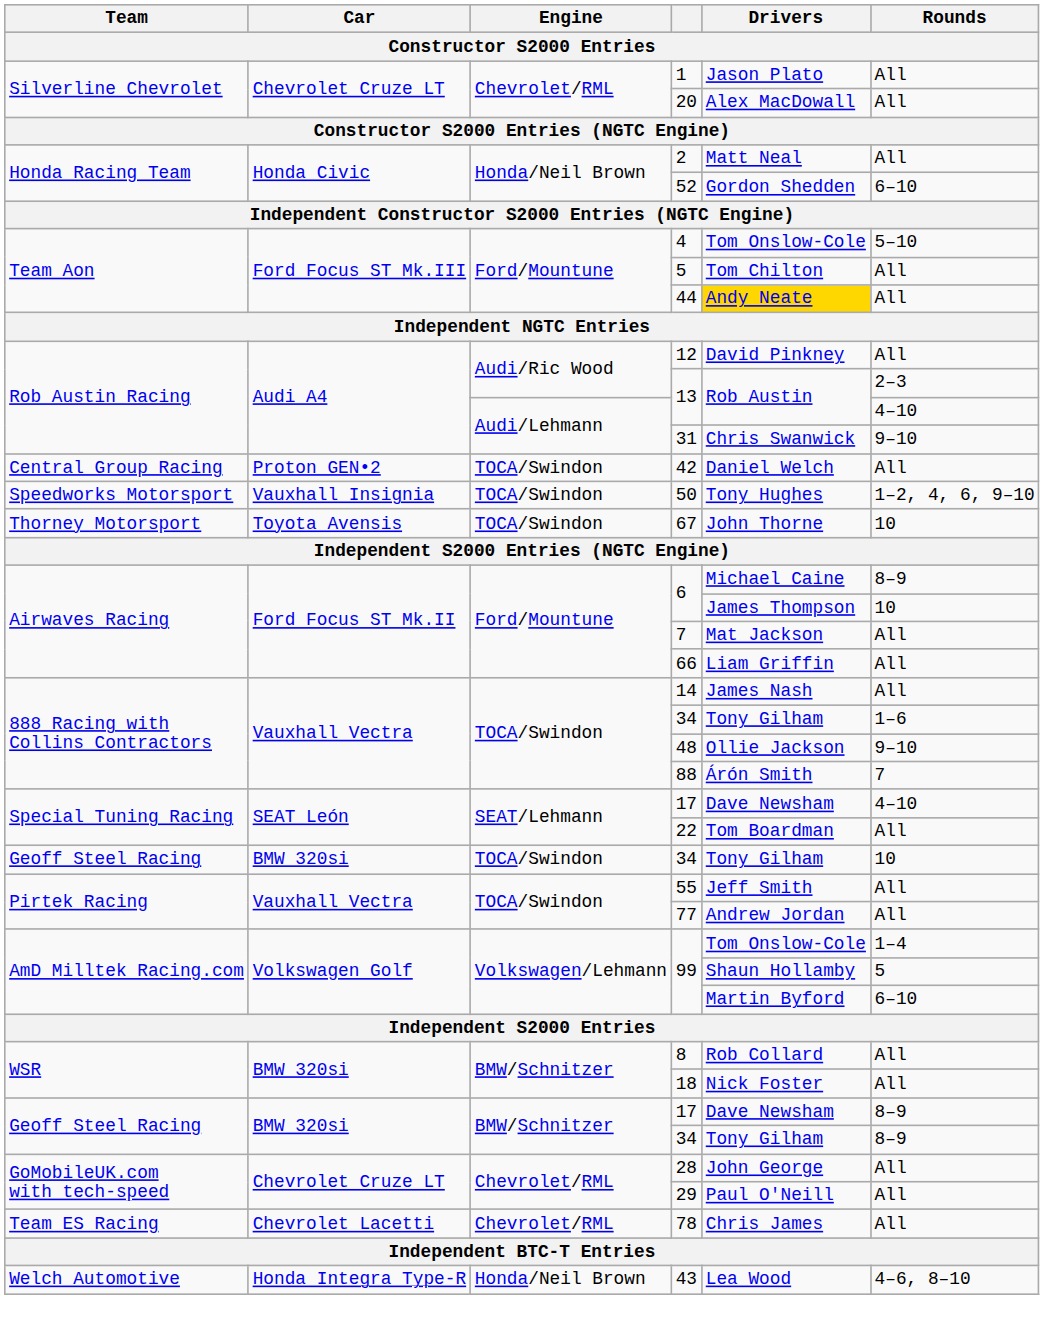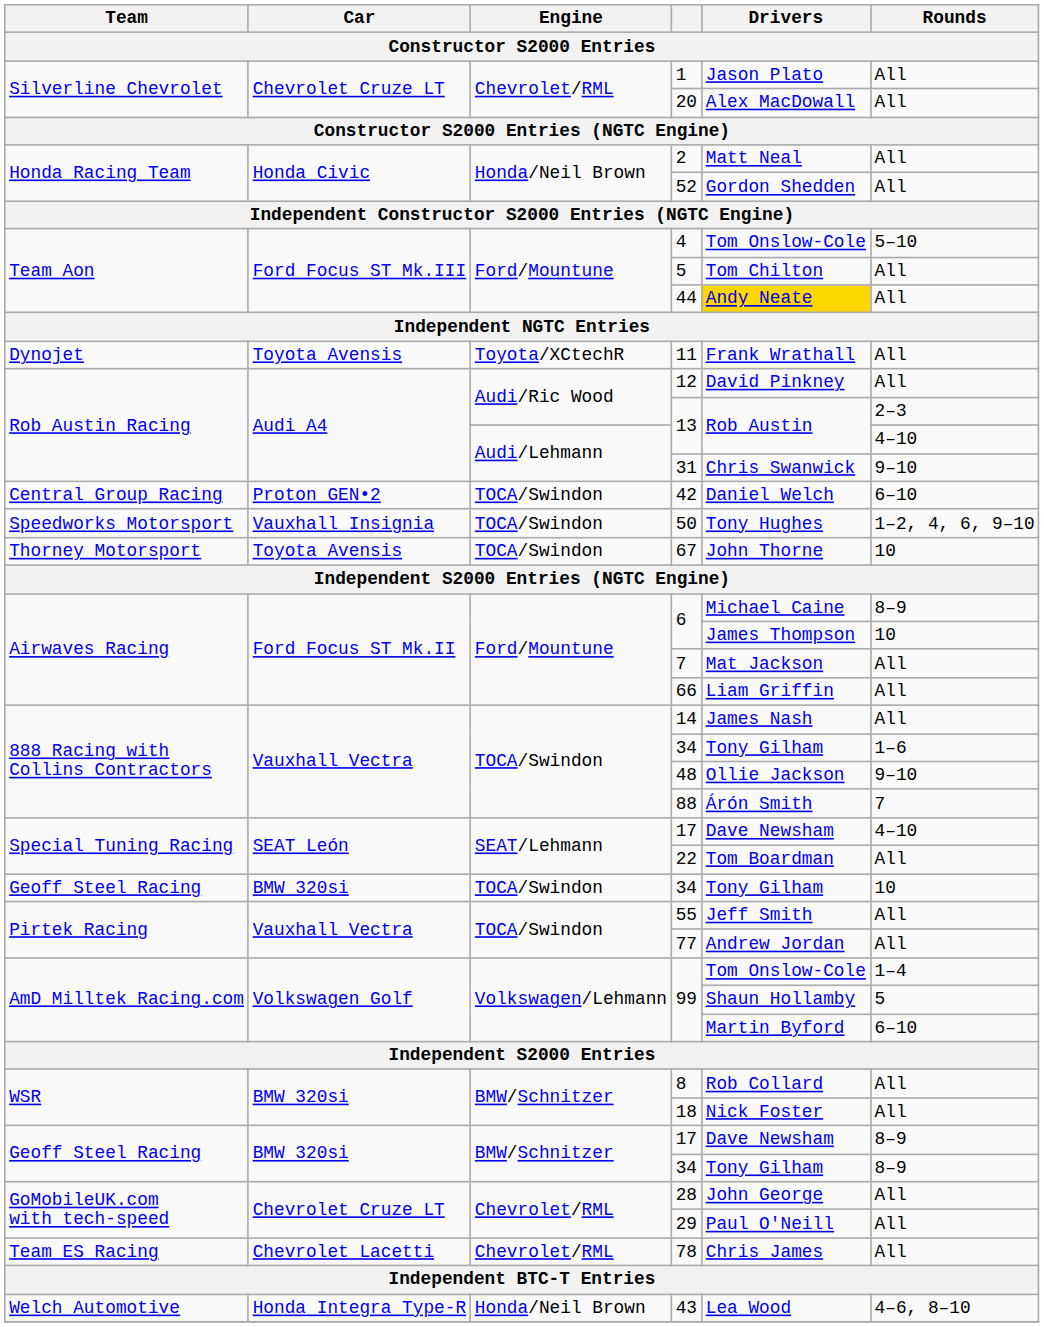(896, 187) 6–10 -> (891, 187) All
+ row: (550, 355)
(891, 467) All -> (896, 495) 6–10
